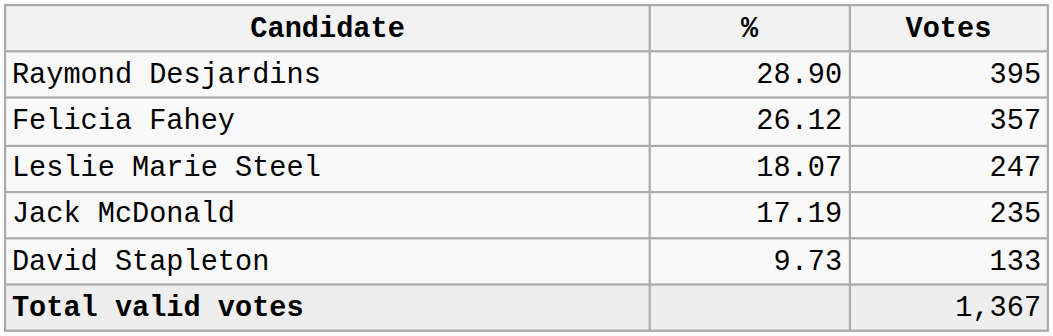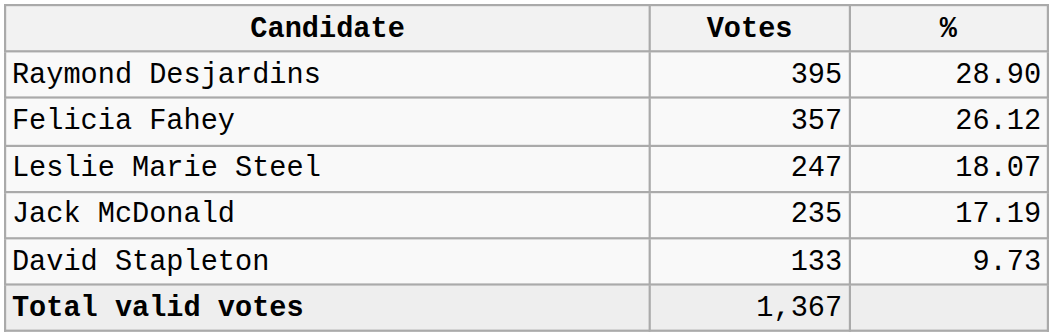columns swapped: (948, 28) <-> (750, 28)
